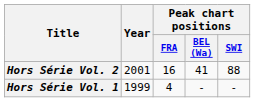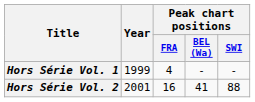rows swapped: (63, 88) <-> (63, 70)
